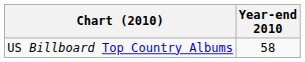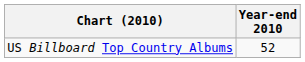(268, 48) 58 -> (268, 48) 52
